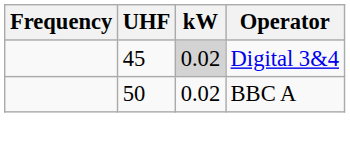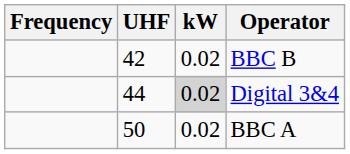+ row: (263, 58)
(134, 58) 45 -> (134, 93) 44
